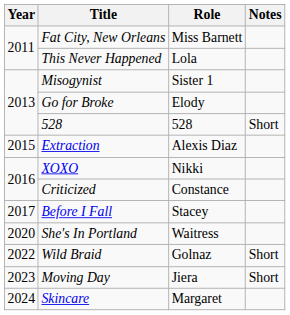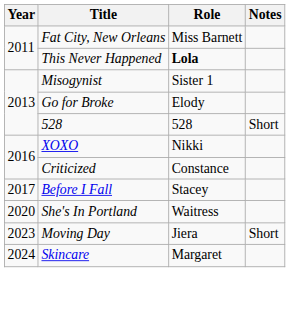(184, 59) normal -> (185, 59) bold
- row: (71, 146)
- row: (71, 255)
